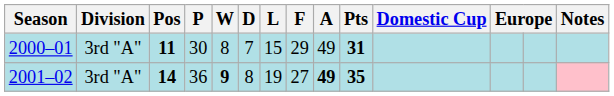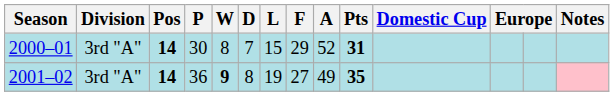(167, 47) 11 -> (167, 47) 14
(326, 47) 49 -> (326, 47) 52
(326, 76) bold -> (326, 76) normal
